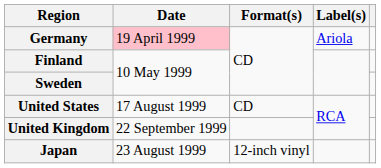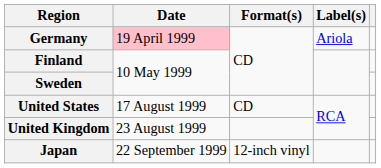(171, 128) 22 September 1999 -> (161, 128) 23 August 1999
(161, 151) 23 August 1999 -> (171, 151) 22 September 1999
